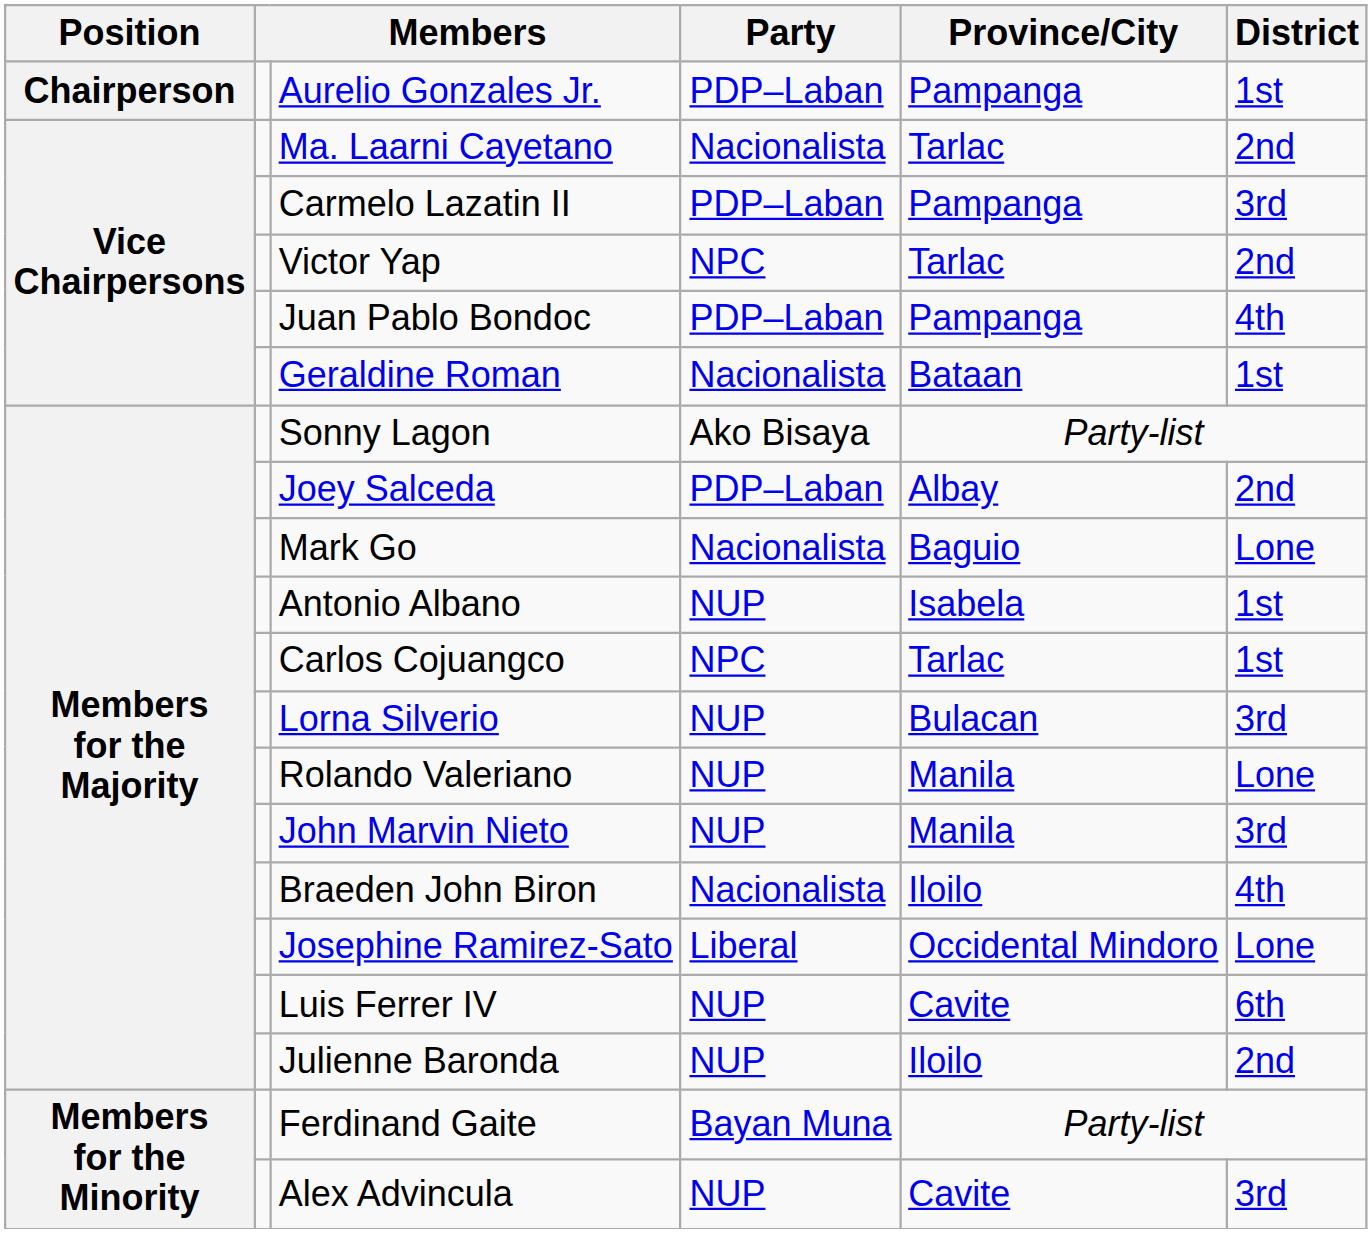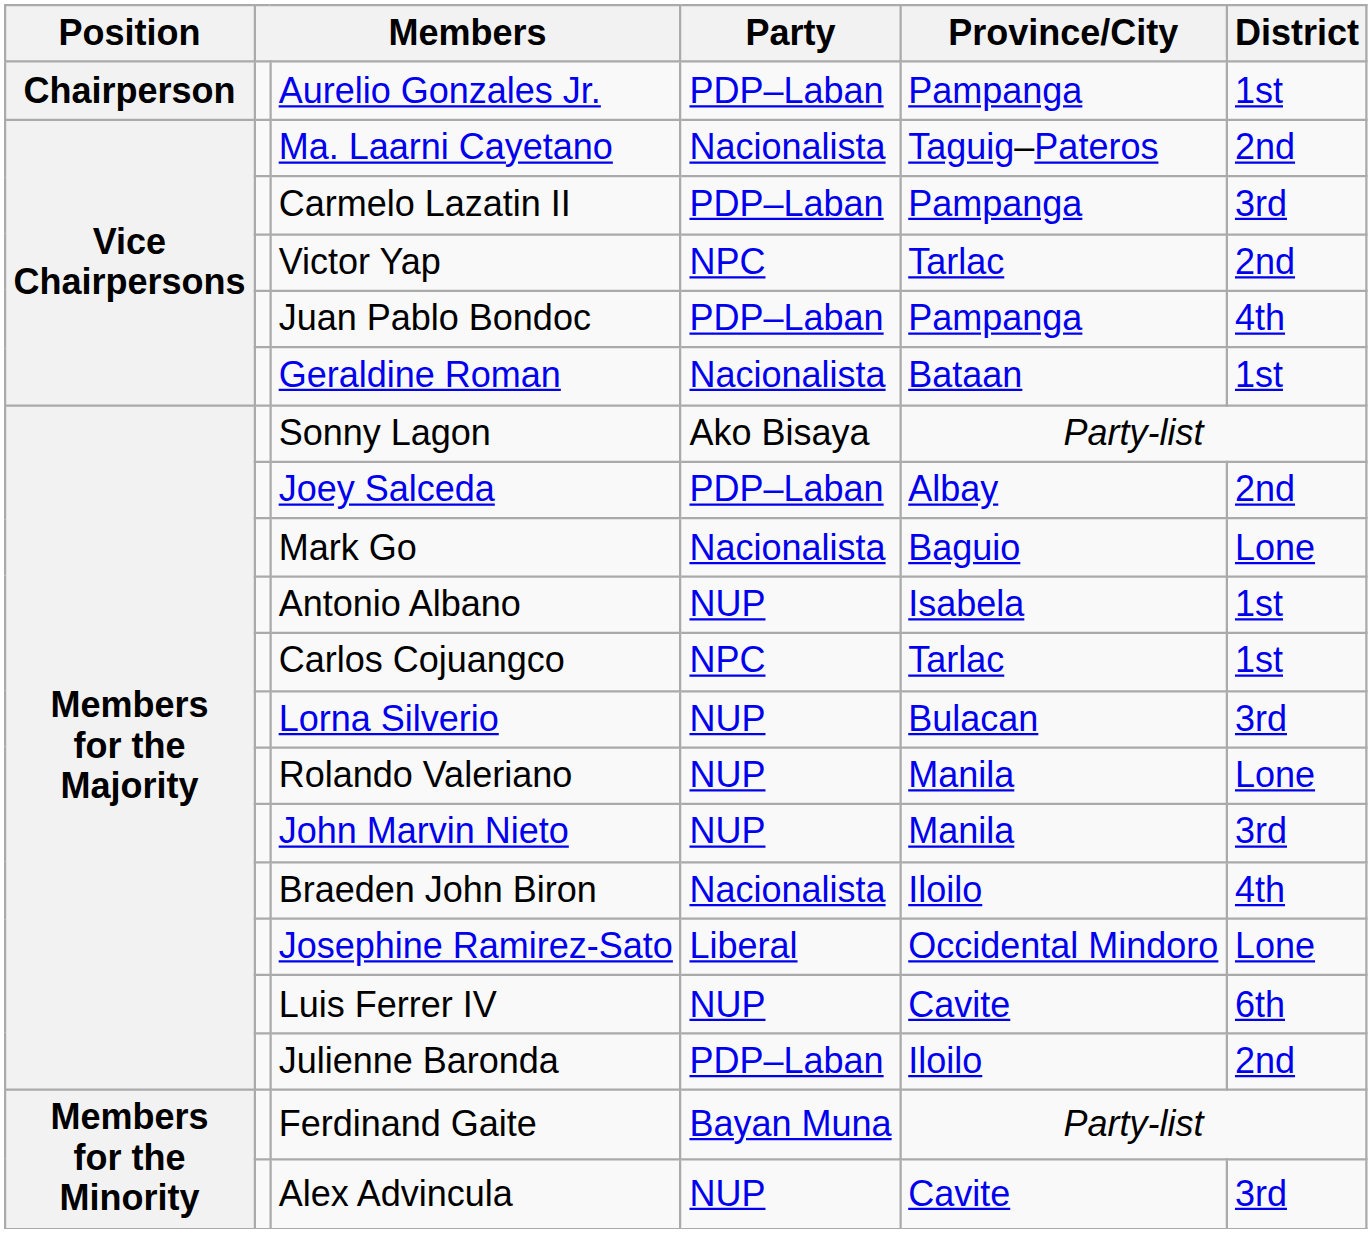(956, 147) Tarlac -> (1033, 147) Taguig–Pateros
(727, 1060) NUP -> (787, 1060) PDP–Laban
